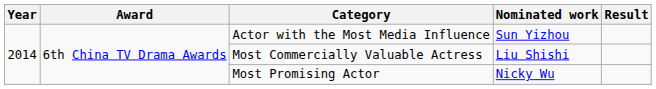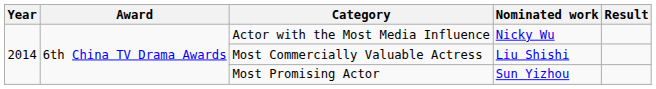(533, 34) Sun Yizhou -> (525, 34) Nicky Wu
(525, 74) Nicky Wu -> (533, 74) Sun Yizhou
